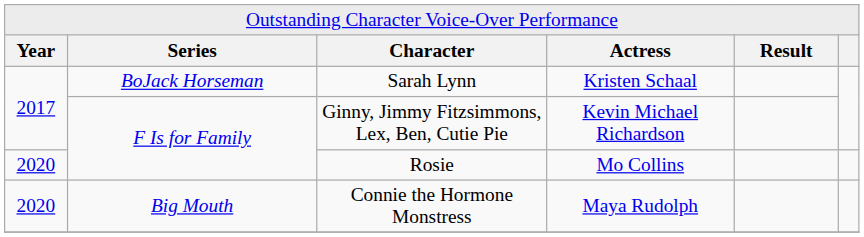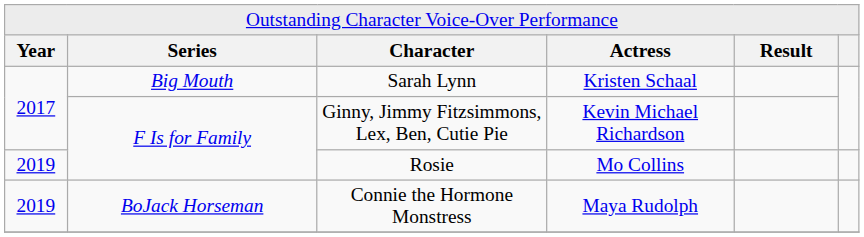(192, 81) BoJack Horseman -> (192, 81) Big Mouth
(36, 164) 2020 -> (36, 164) 2019
(36, 206) 2020 -> (36, 206) 2019
(192, 206) Big Mouth -> (192, 206) BoJack Horseman
